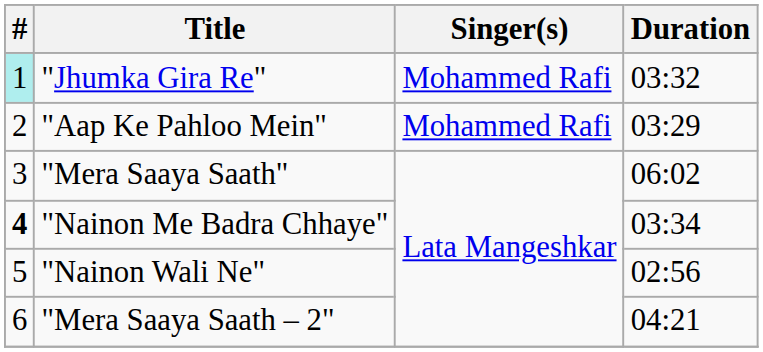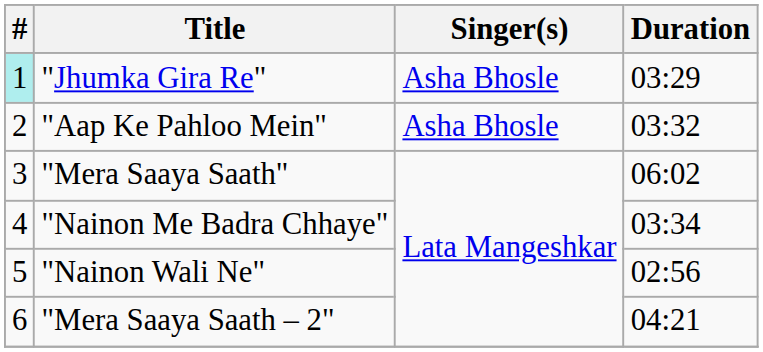(507, 77) Mohammed Rafi -> (481, 77) Asha Bhosle
(666, 77) 03:32 -> (666, 77) 03:29
(507, 126) Mohammed Rafi -> (481, 126) Asha Bhosle
(666, 126) 03:29 -> (666, 126) 03:32
(20, 223) bold -> (20, 223) normal
